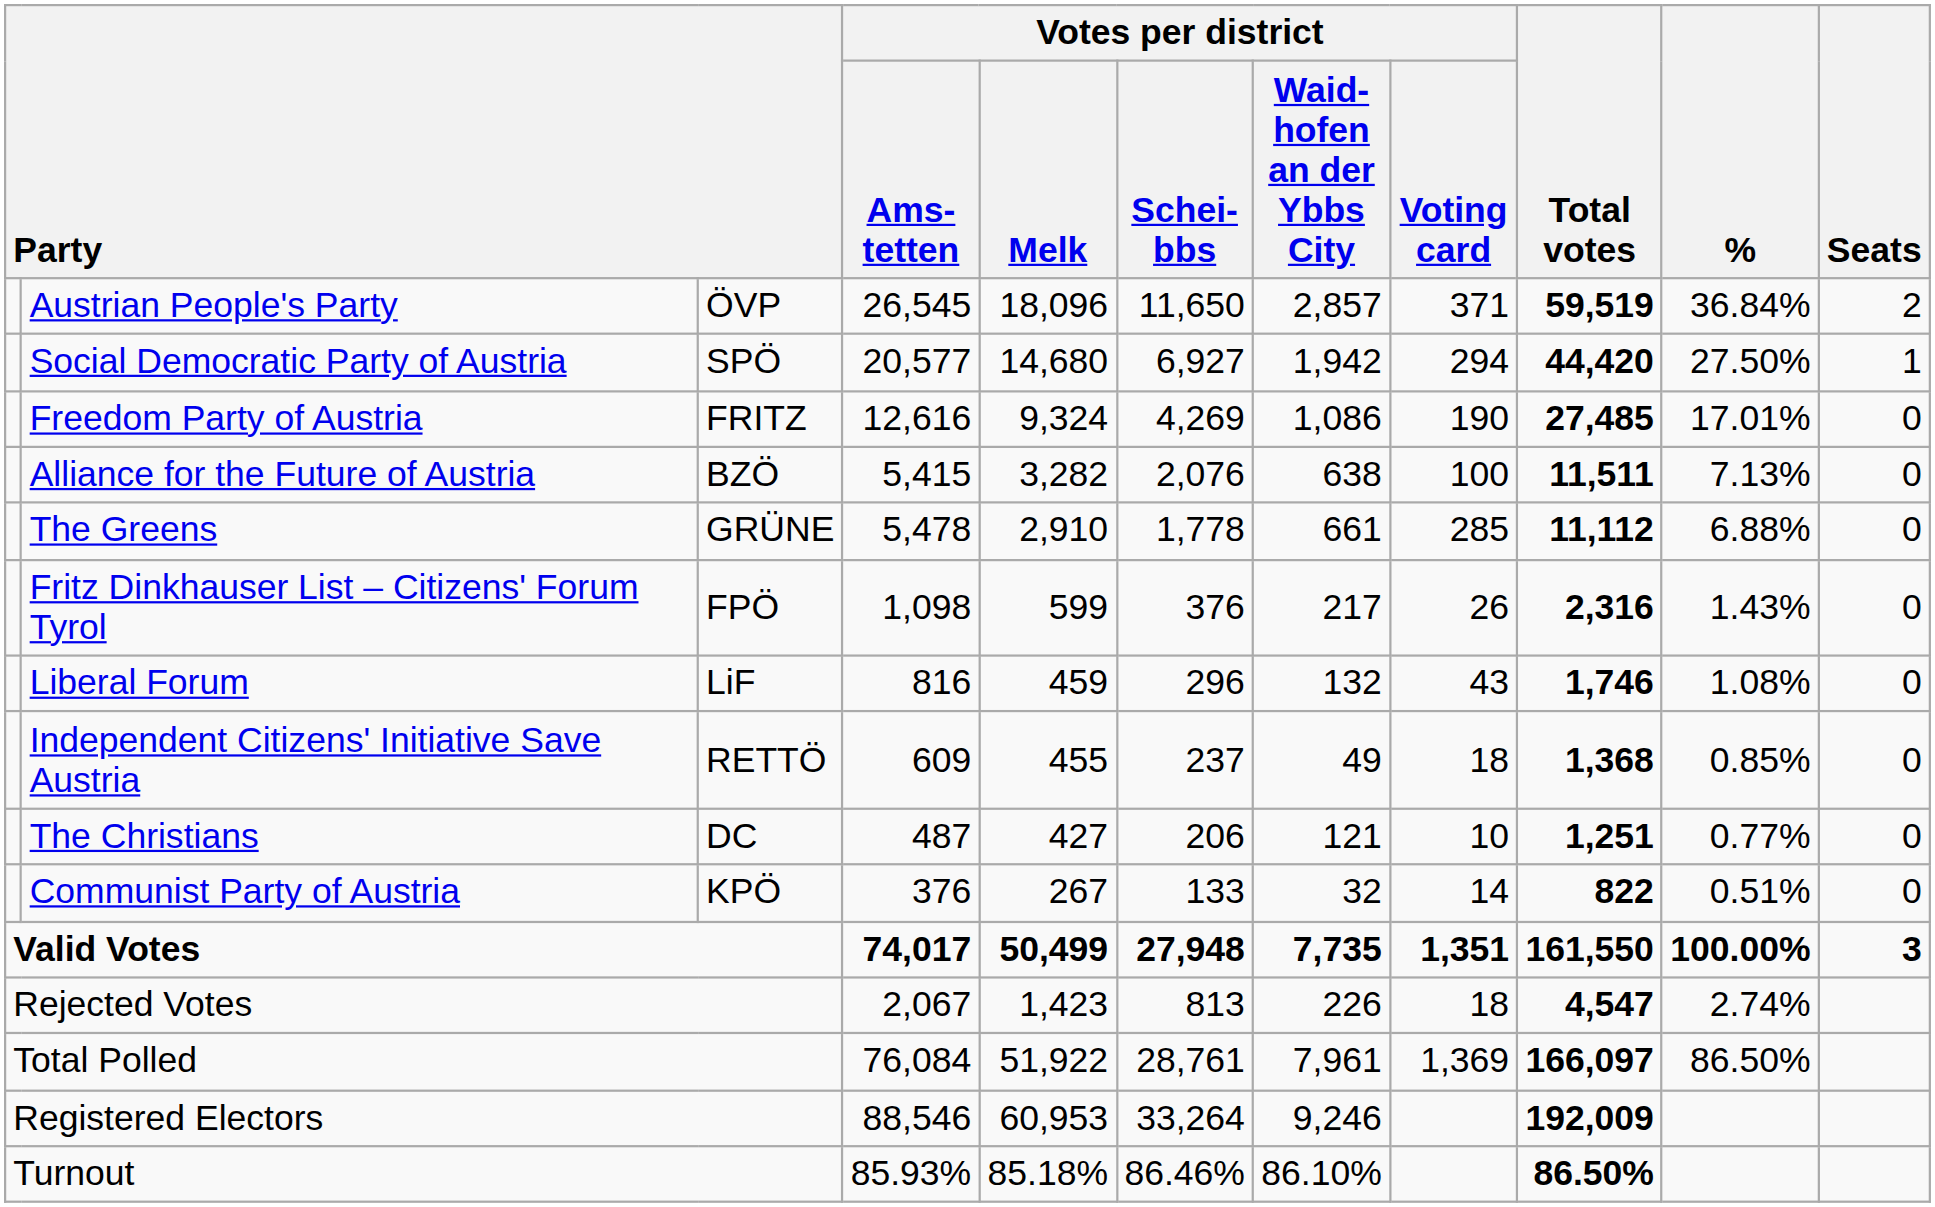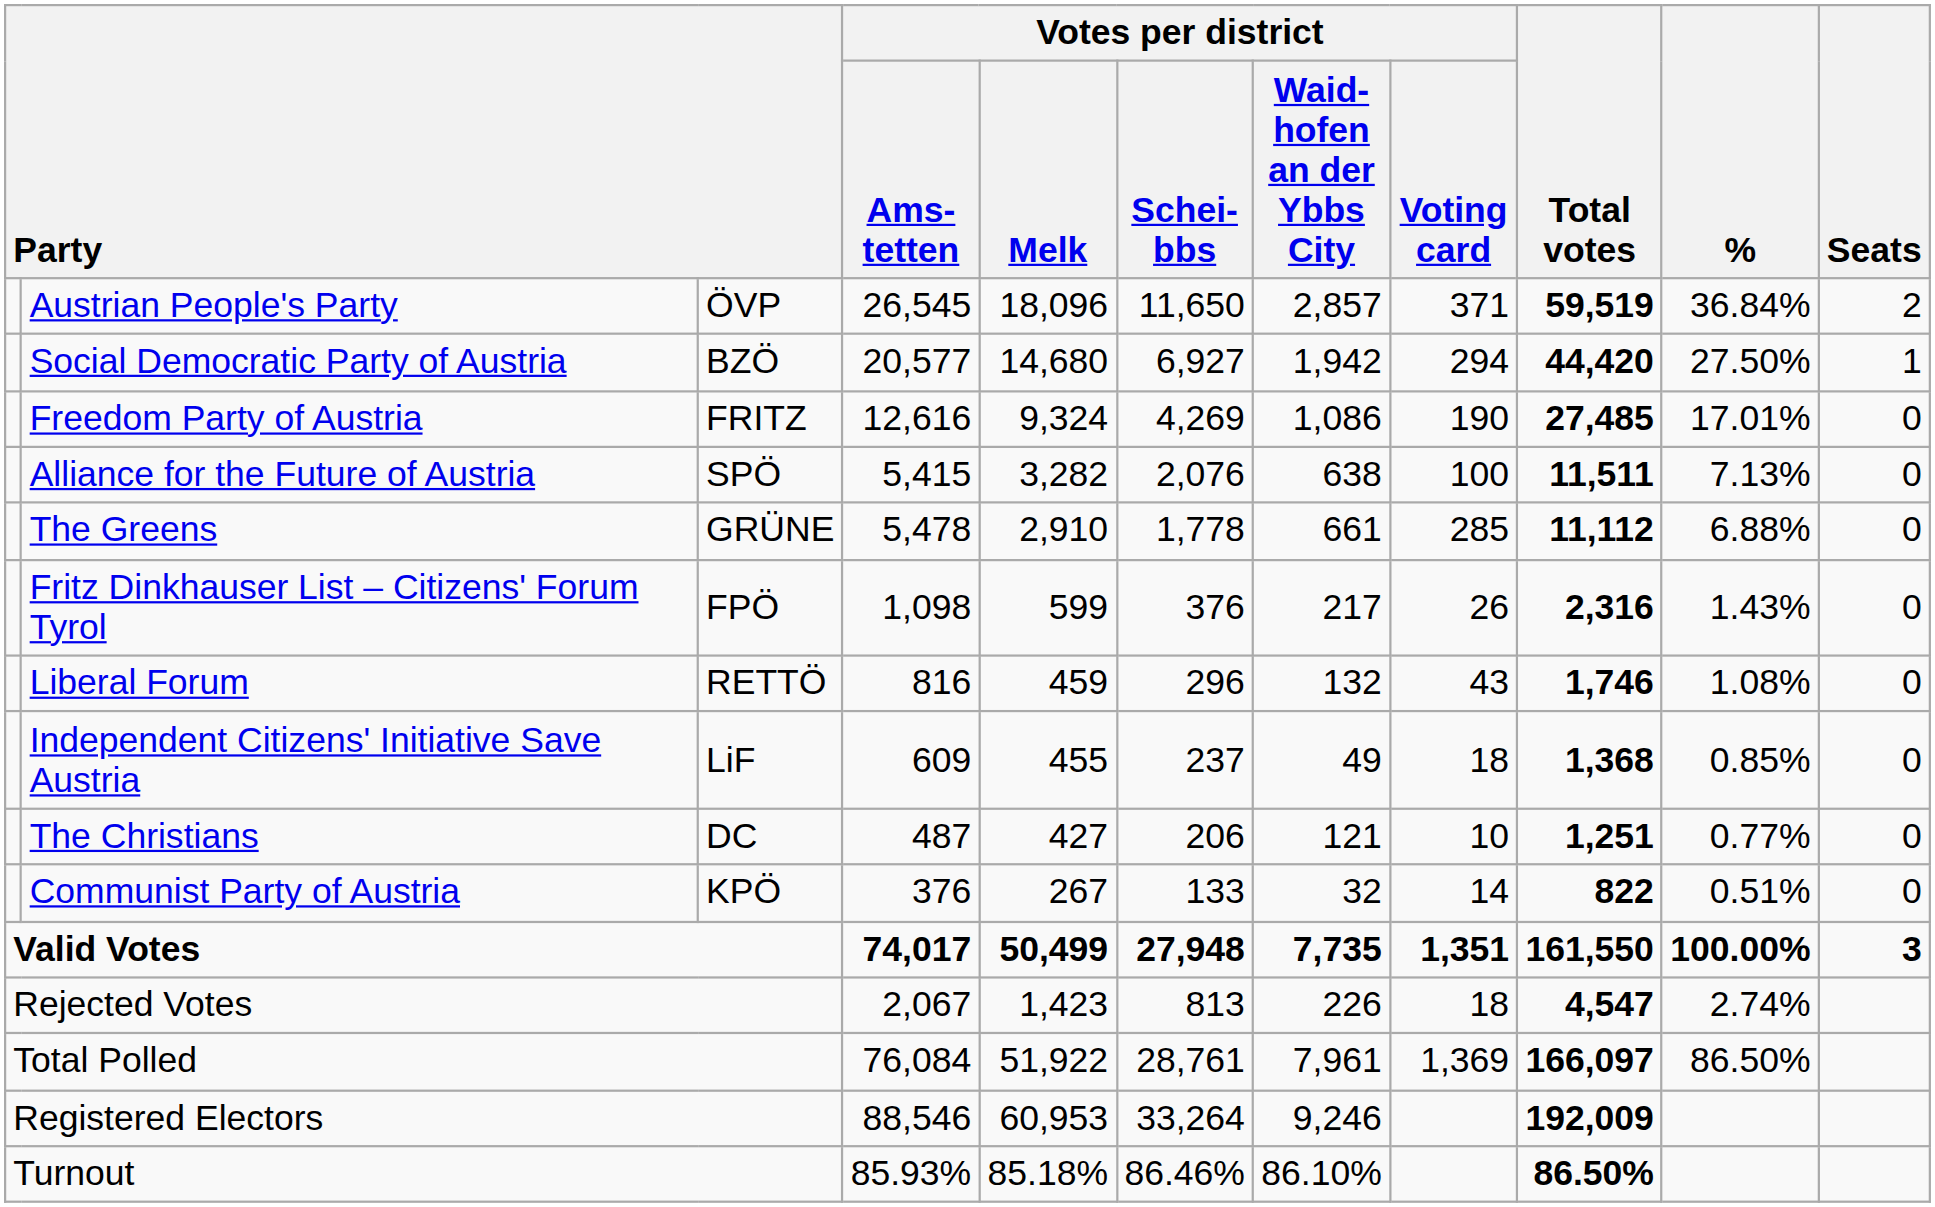(744, 361) SPÖ -> (743, 361) BZÖ
(743, 474) BZÖ -> (744, 474) SPÖ
(731, 683) LiF -> (766, 683) RETTÖ
(766, 759) RETTÖ -> (731, 759) LiF
